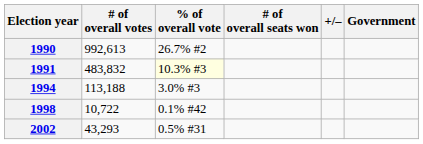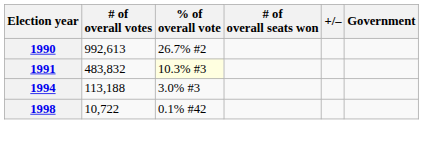- row: (43, 128)
